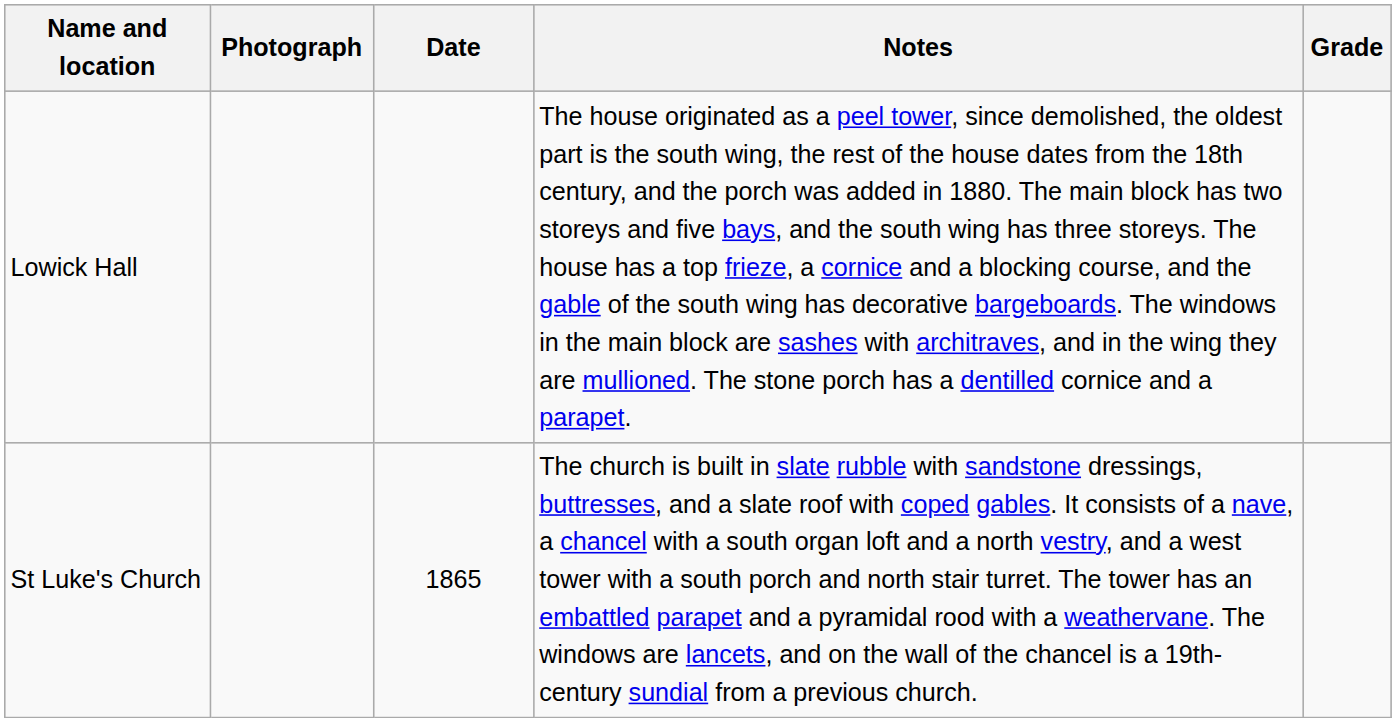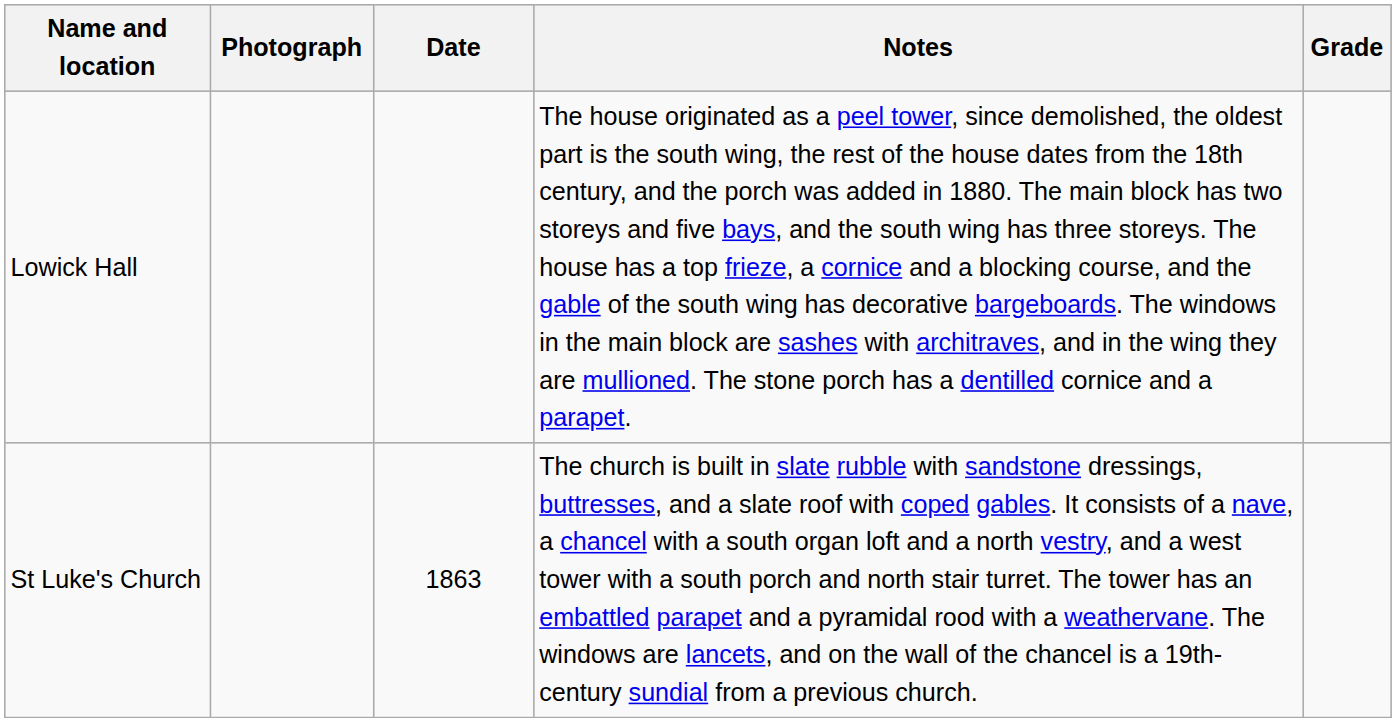(453, 579) 1865 -> (453, 579) 1863
